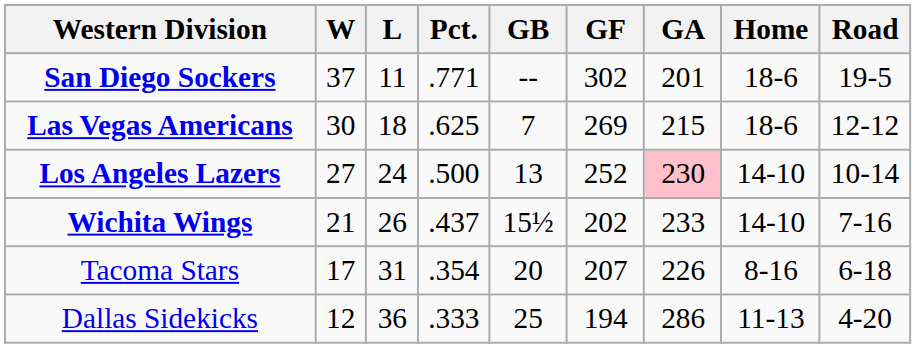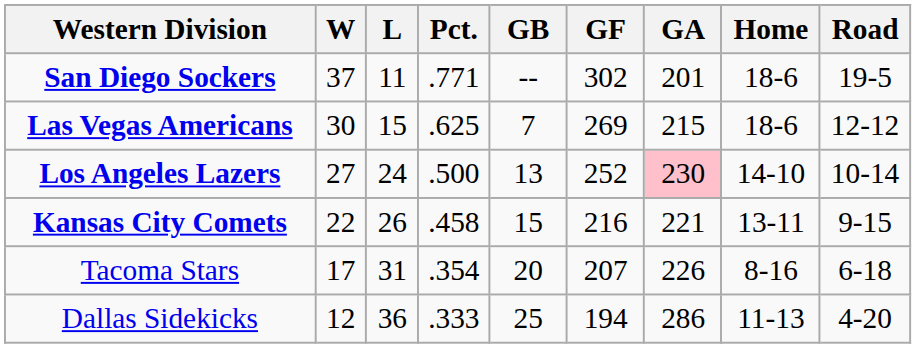(392, 125) 18 -> (392, 125) 15
+ row: (160, 222)
- row: (160, 222)
